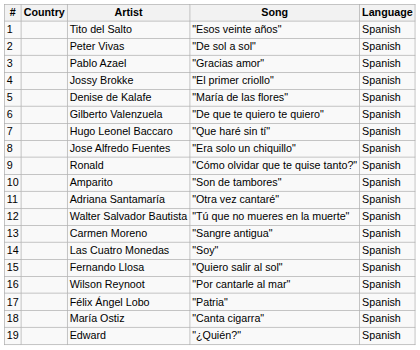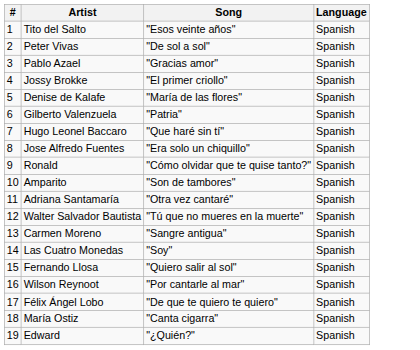- column: (44, 13)
(258, 115) "De que te quiero te quiero" -> (164, 115) "Patria"
(210, 302) "Patria" -> (212, 302) "De que te quiero te quiero"
